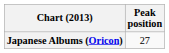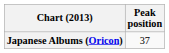(145, 40) 27 -> (145, 40) 37
